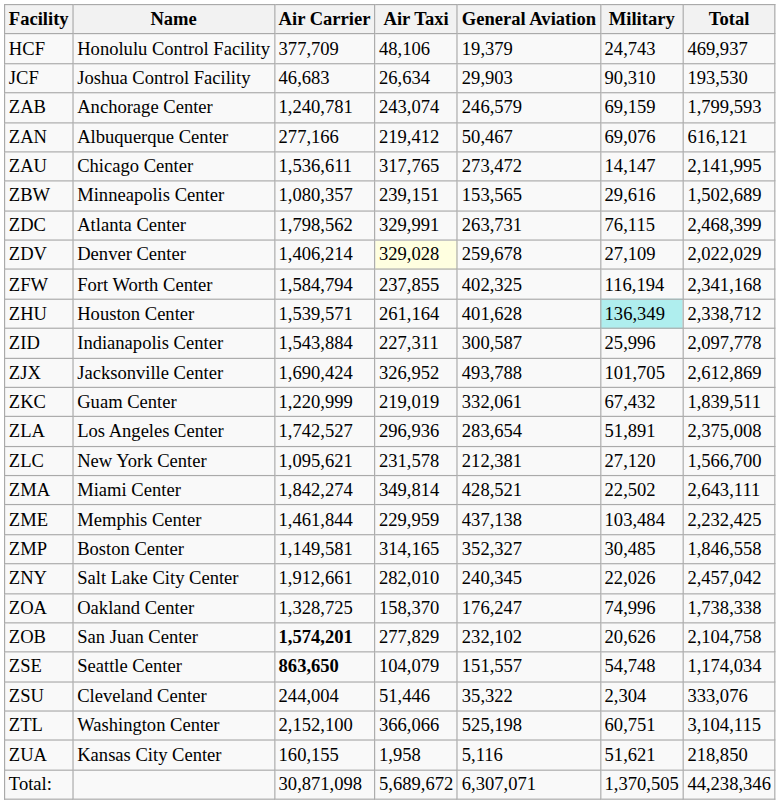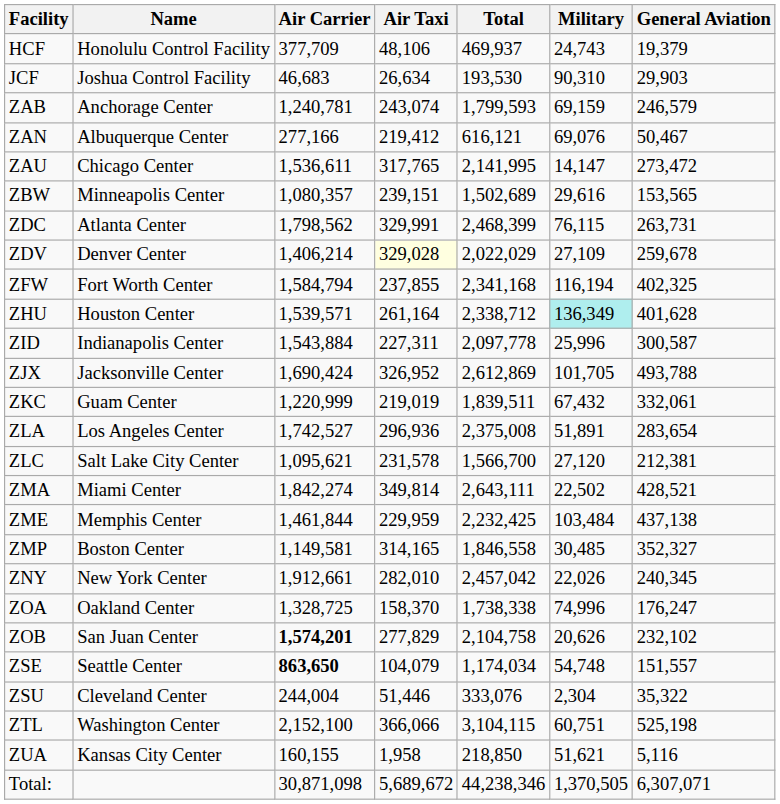columns swapped: (529, 19) <-> (729, 19)
(142, 460) New York Center -> (158, 460) Salt Lake City Center
(158, 578) Salt Lake City Center -> (142, 578) New York Center
